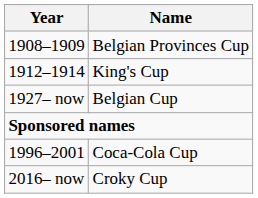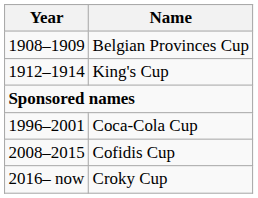- row: (135, 98)
+ row: (134, 152)
